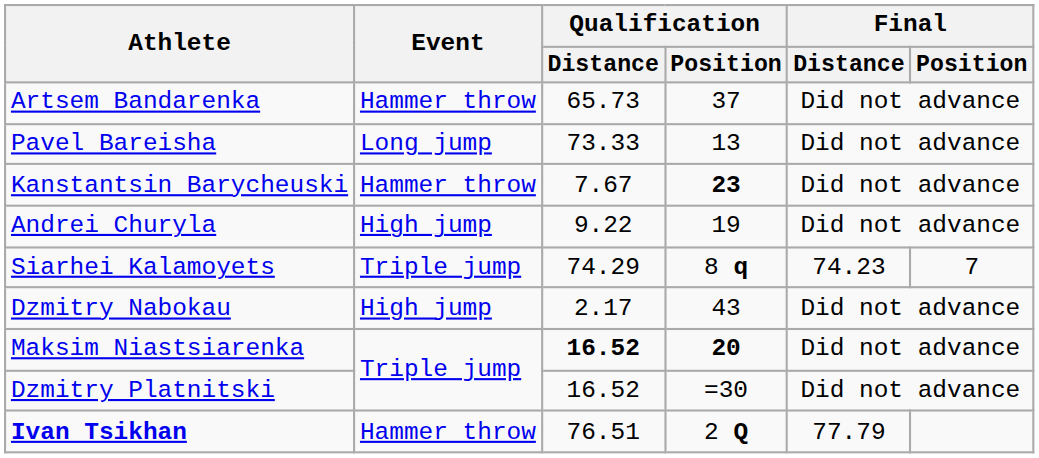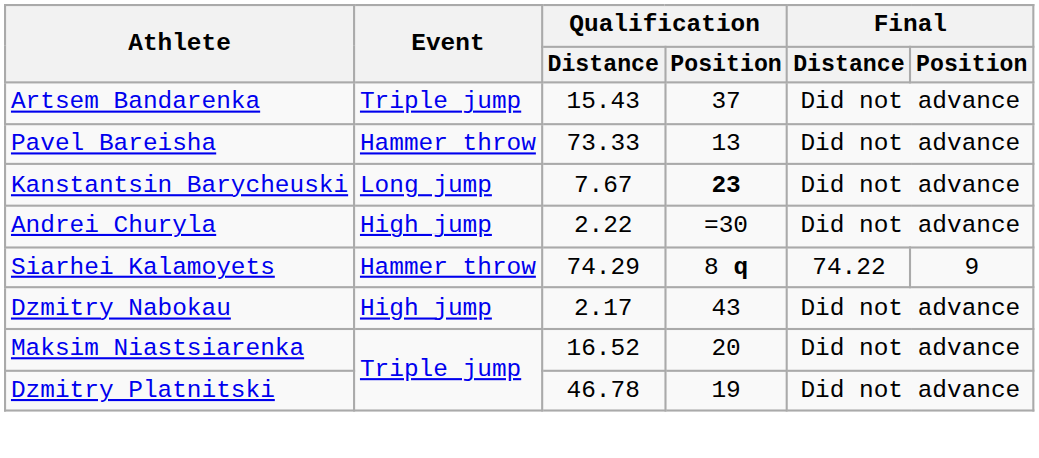(448, 103) Hammer throw -> (441, 103) Triple jump
(603, 103) 65.73 -> (603, 103) 15.43
(426, 144) Long jump -> (448, 144) Hammer throw
(448, 185) Hammer throw -> (426, 185) Long jump
(603, 226) 9.22 -> (603, 226) 2.22
(726, 226) 19 -> (726, 226) =30
(441, 267) Triple jump -> (448, 267) Hammer throw
(849, 267) 74.23 -> (849, 267) 74.22
(972, 267) 7 -> (972, 267) 9
(603, 349) bold -> (603, 349) normal
(726, 349) bold -> (726, 349) normal
(603, 390) 16.52 -> (603, 390) 46.78
(726, 390) =30 -> (726, 390) 19
- row: (99, 431)
